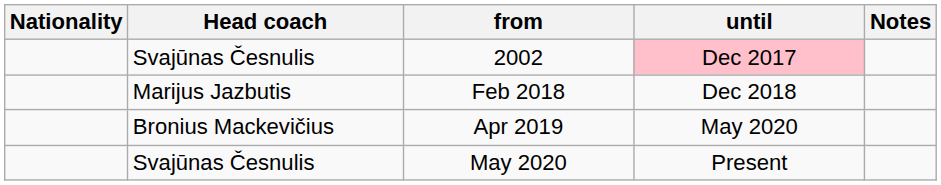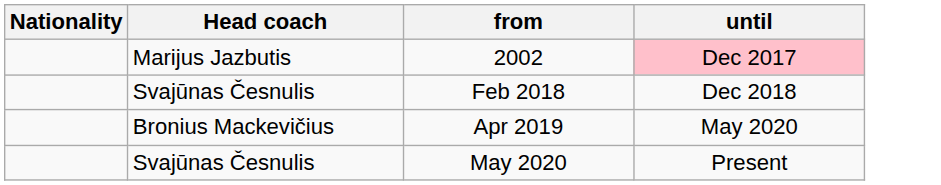- column: (901, 22)
(224, 57) Svajūnas Česnulis -> (212, 57) Marijus Jazbutis
(212, 92) Marijus Jazbutis -> (224, 92) Svajūnas Česnulis
